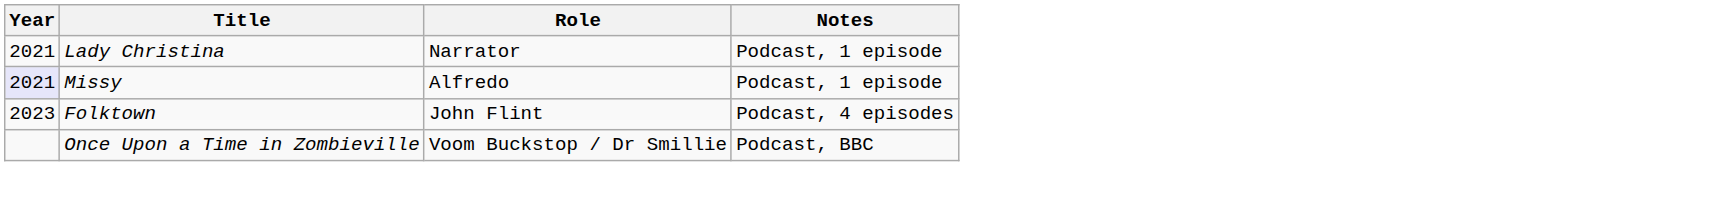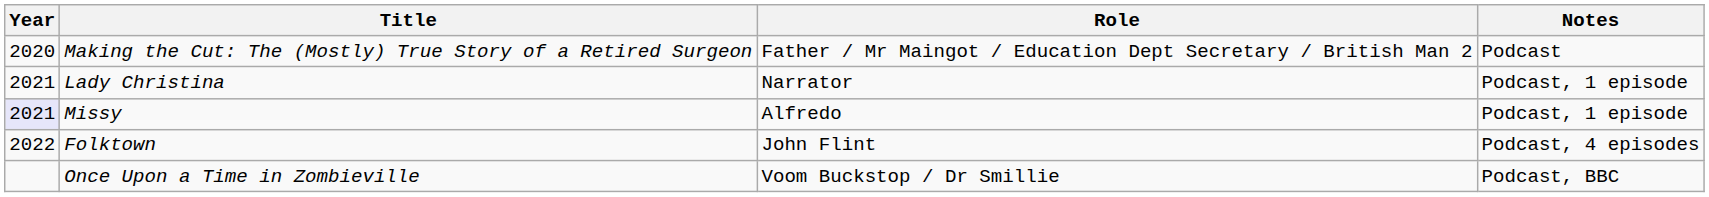+ row: (408, 51)
(32, 114) 2023 -> (32, 145) 2022
